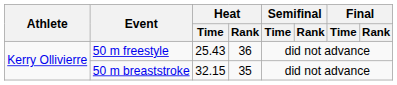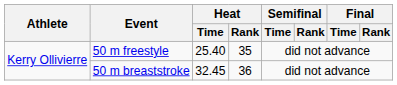(210, 52) 25.43 -> (210, 52) 25.40
(245, 52) 36 -> (245, 52) 35
(210, 71) 32.15 -> (210, 71) 32.45
(245, 71) 35 -> (245, 71) 36
